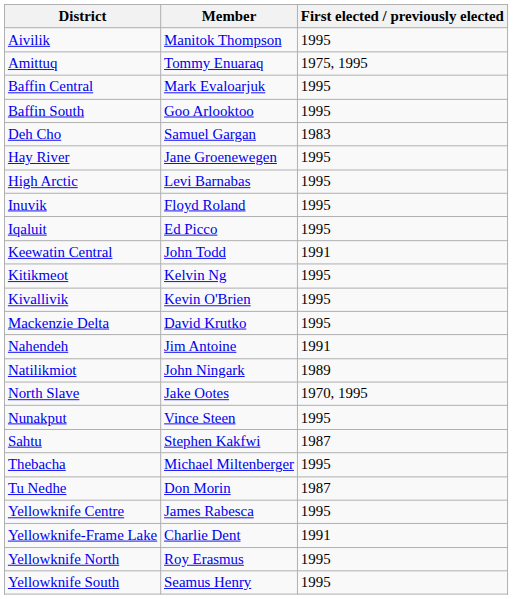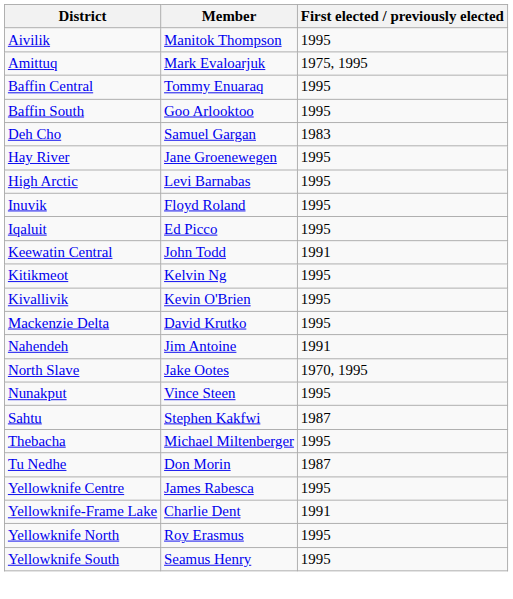(214, 63) Tommy Enuaraq -> (215, 63) Mark Evaloarjuk
(215, 87) Mark Evaloarjuk -> (214, 87) Tommy Enuaraq
- row: (42, 370)
